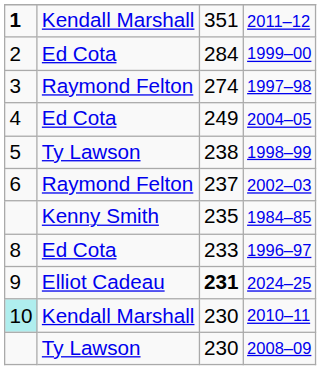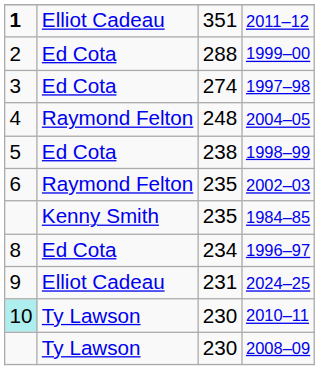(118, 20) Kendall Marshall -> (103, 20) Elliot Cadeau
(221, 53) 284 -> (220, 53) 288
(118, 86) Raymond Felton -> (79, 86) Ed Cota
(79, 119) Ed Cota -> (118, 119) Raymond Felton
(221, 119) 249 -> (220, 119) 248
(91, 151) Ty Lawson -> (79, 151) Ed Cota
(221, 184) 237 -> (220, 184) 235
(221, 250) 233 -> (220, 250) 234
(221, 282) bold -> (220, 282) normal
(118, 315) Kendall Marshall -> (91, 315) Ty Lawson
